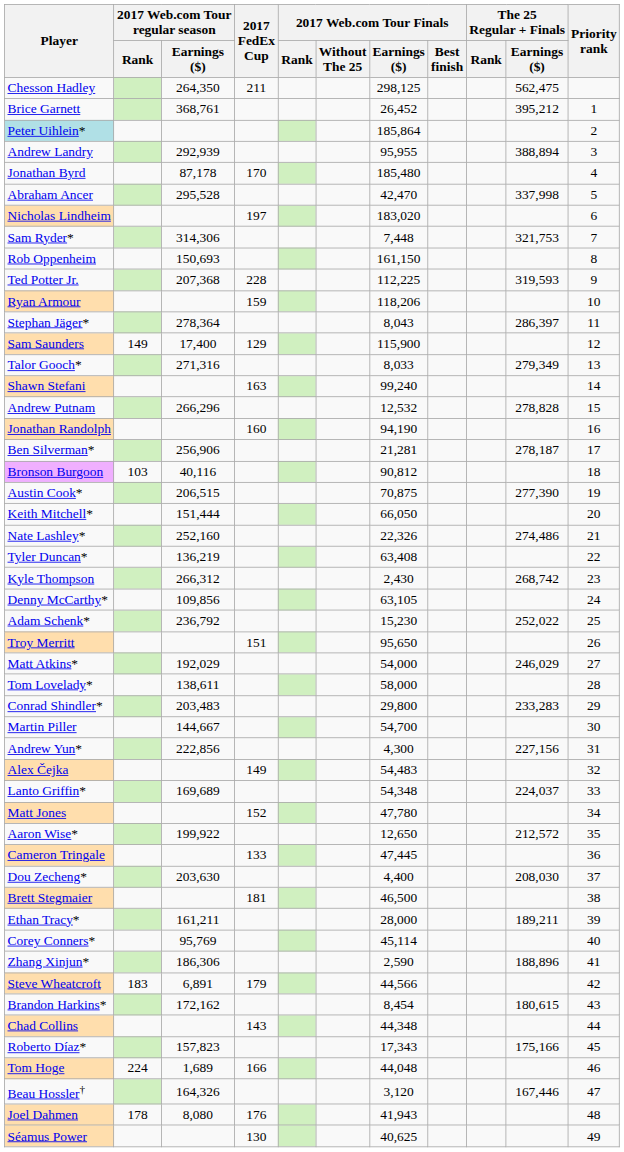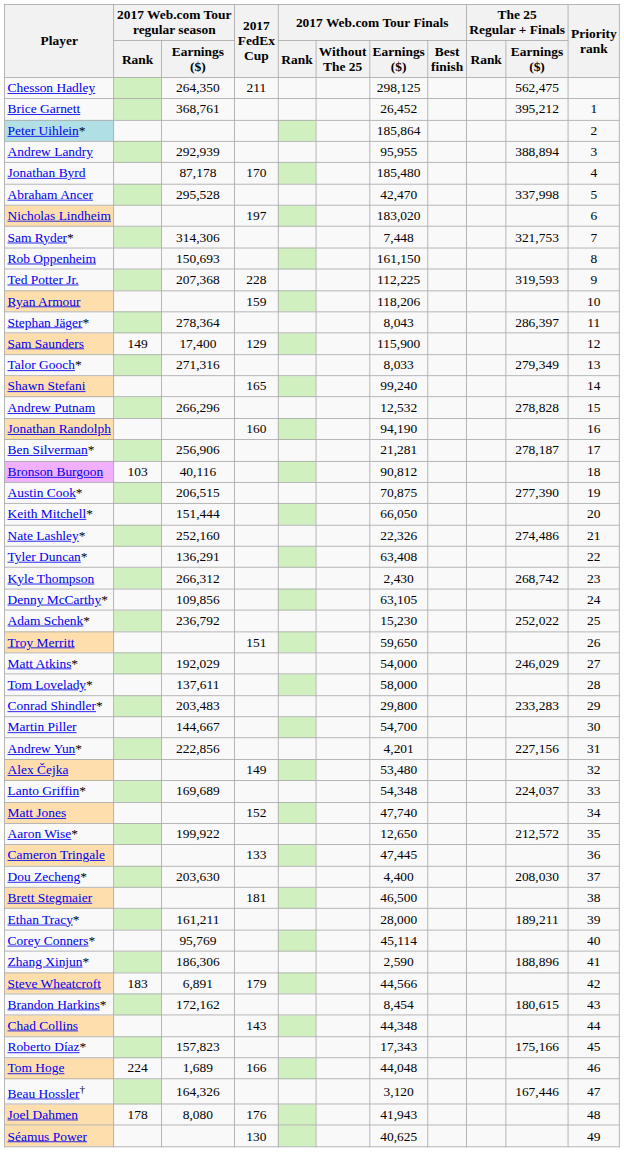(256, 386) 163 -> (256, 386) 165
(198, 556) 136,219 -> (198, 556) 136,291
(399, 642) 95,650 -> (399, 642) 59,650
(198, 684) 138,611 -> (198, 684) 137,611
(399, 748) 4,300 -> (399, 748) 4,201
(399, 770) 54,483 -> (399, 770) 53,480
(399, 812) 47,780 -> (399, 812) 47,740
